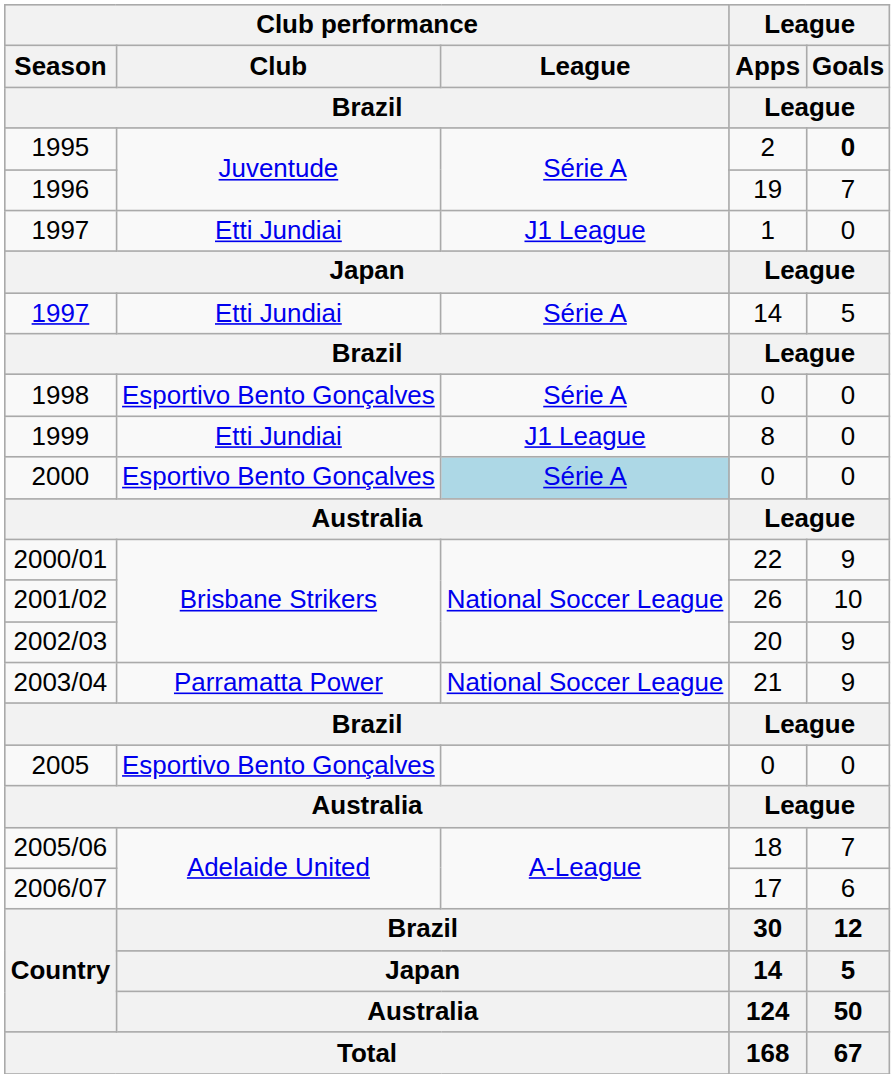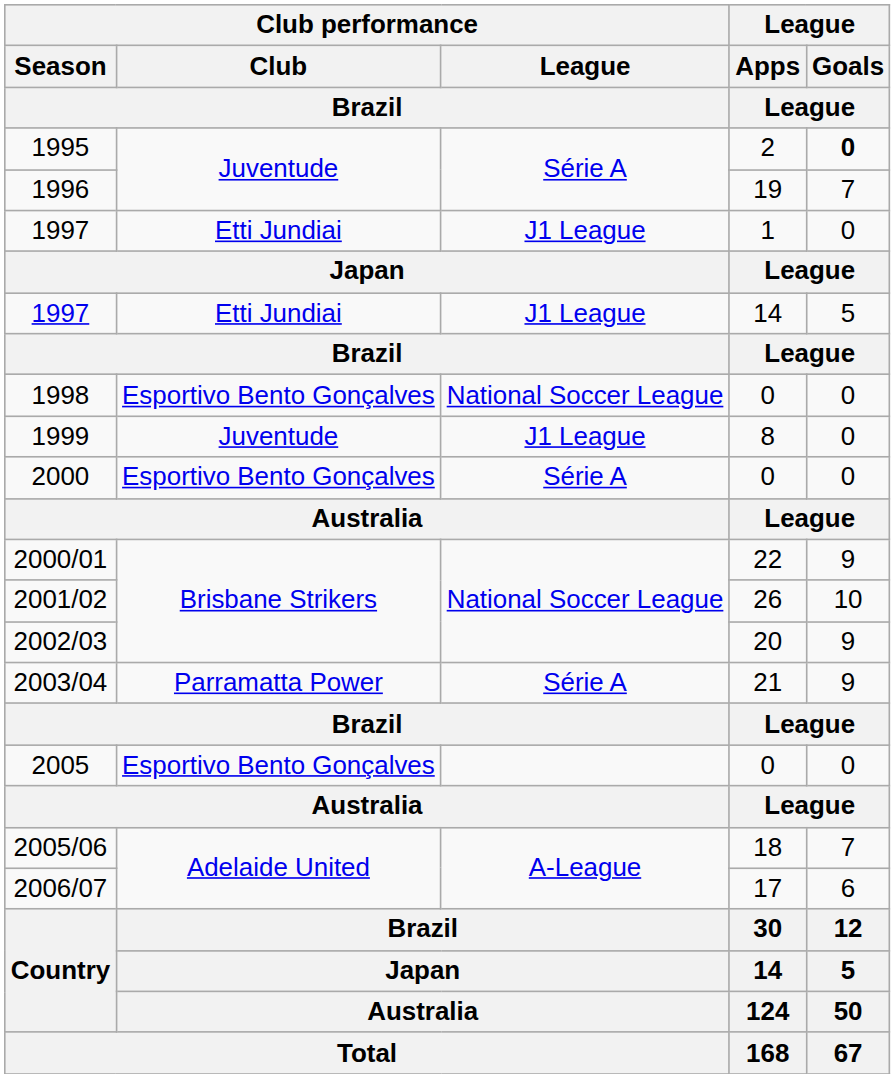(585, 312) Série A -> (585, 312) J1 League
(585, 395) Série A -> (585, 395) National Soccer League
(278, 436) Etti Jundiai -> (278, 436) Juventude
(585, 477) lightblue background -> (585, 477) no background
(585, 682) National Soccer League -> (585, 682) Série A
